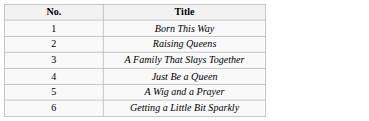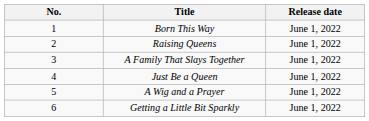+ column: (315, 12)
